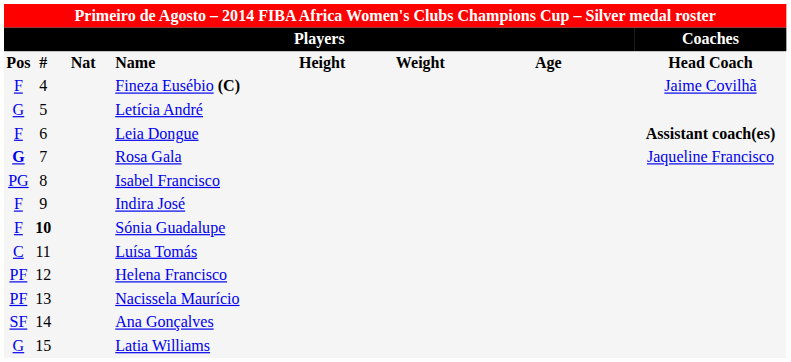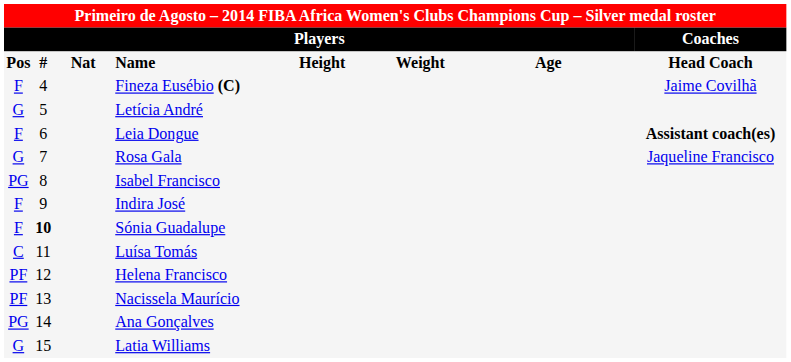(18, 157) bold -> (18, 157) normal
(18, 322) SF -> (18, 322) PG
